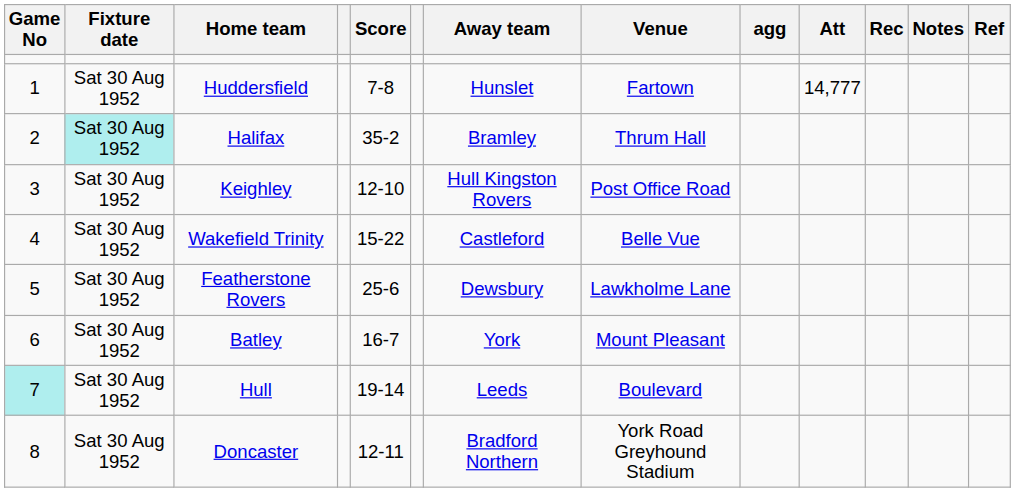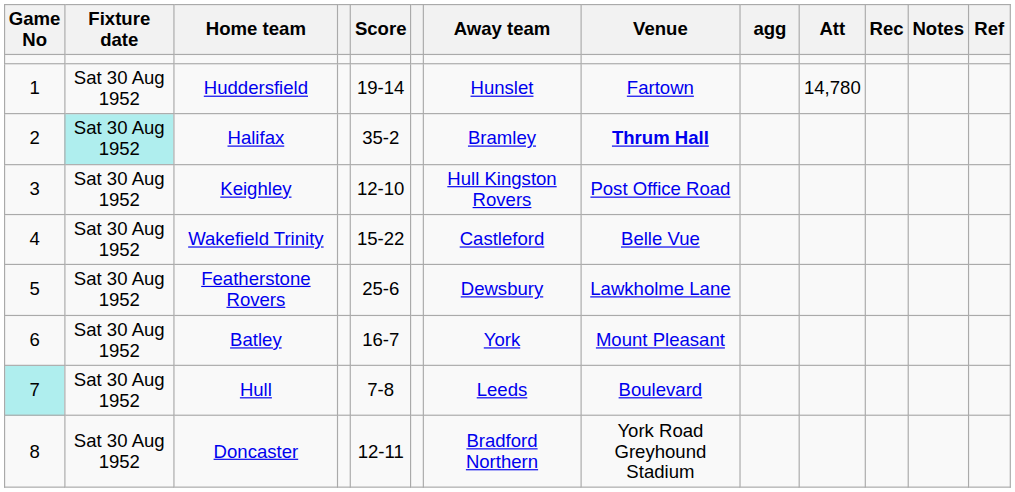(381, 88) 7-8 -> (381, 88) 19-14
(832, 88) 14,777 -> (832, 88) 14,780
(660, 138) normal -> (660, 138) bold
(381, 390) 19-14 -> (381, 390) 7-8
